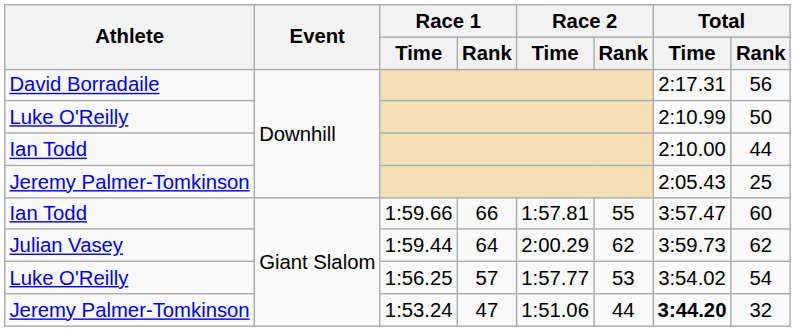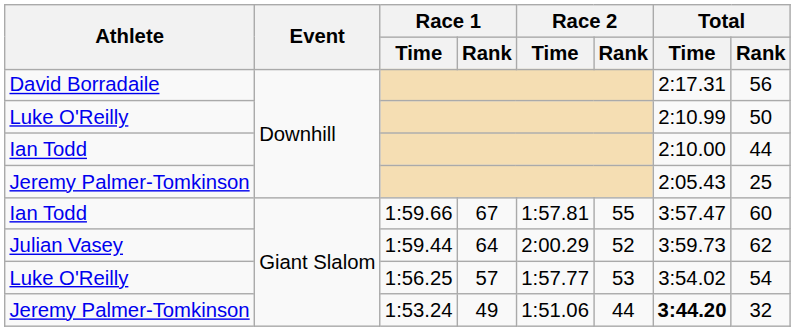(487, 214) 66 -> (487, 214) 67
(623, 246) 62 -> (623, 246) 52
(487, 310) 47 -> (487, 310) 49
